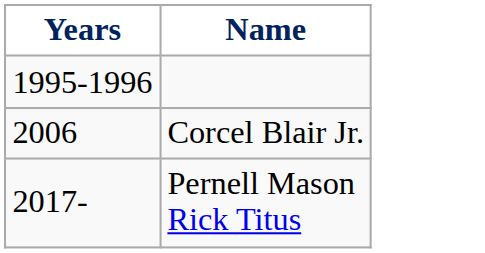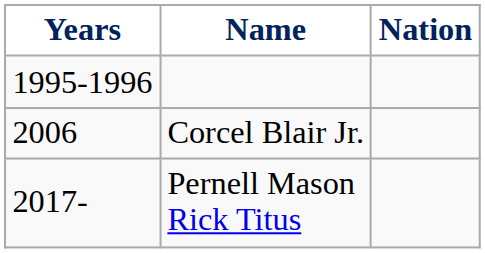+ column: (426, 30)
